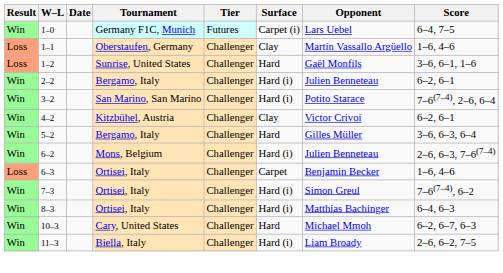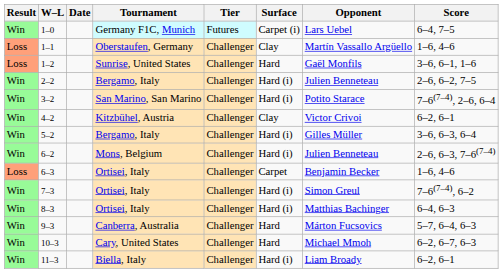(436, 81) 6–2, 6–1 -> (447, 81) 2–6, 6–2, 7–5
(269, 134) Hard -> (276, 134) Hard (i)
+ row: (48, 226)
(447, 242) 2–6, 6–2, 7–5 -> (436, 259) 6–2, 6–1
